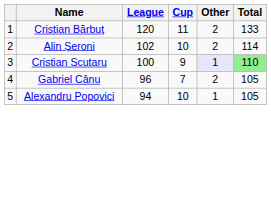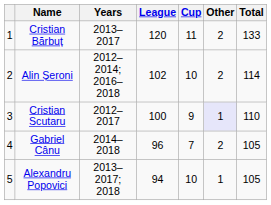+ column: (108, 12)
(250, 63) lightgreen background -> (252, 116) no background
